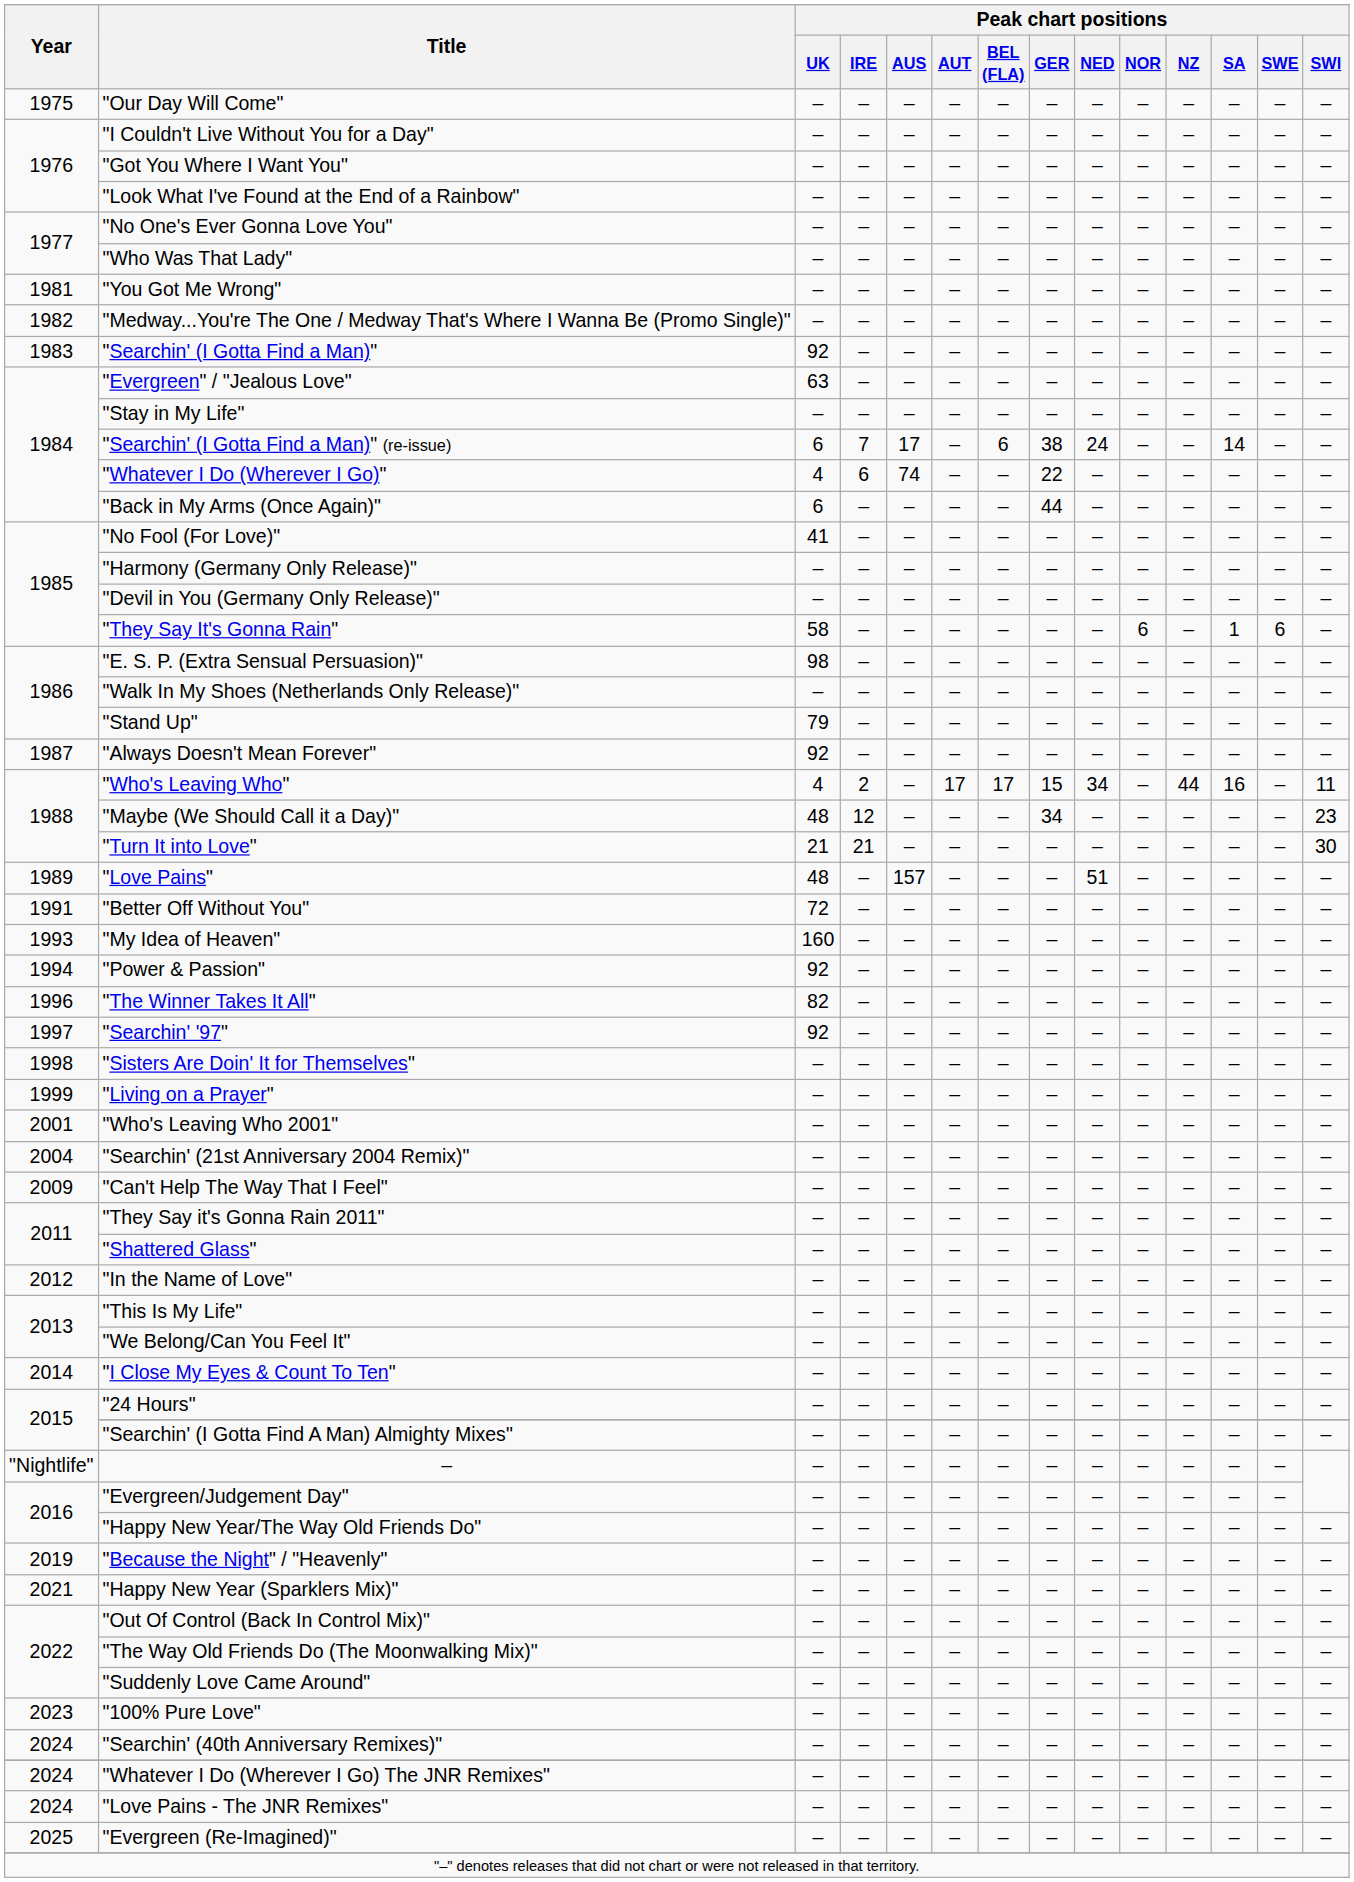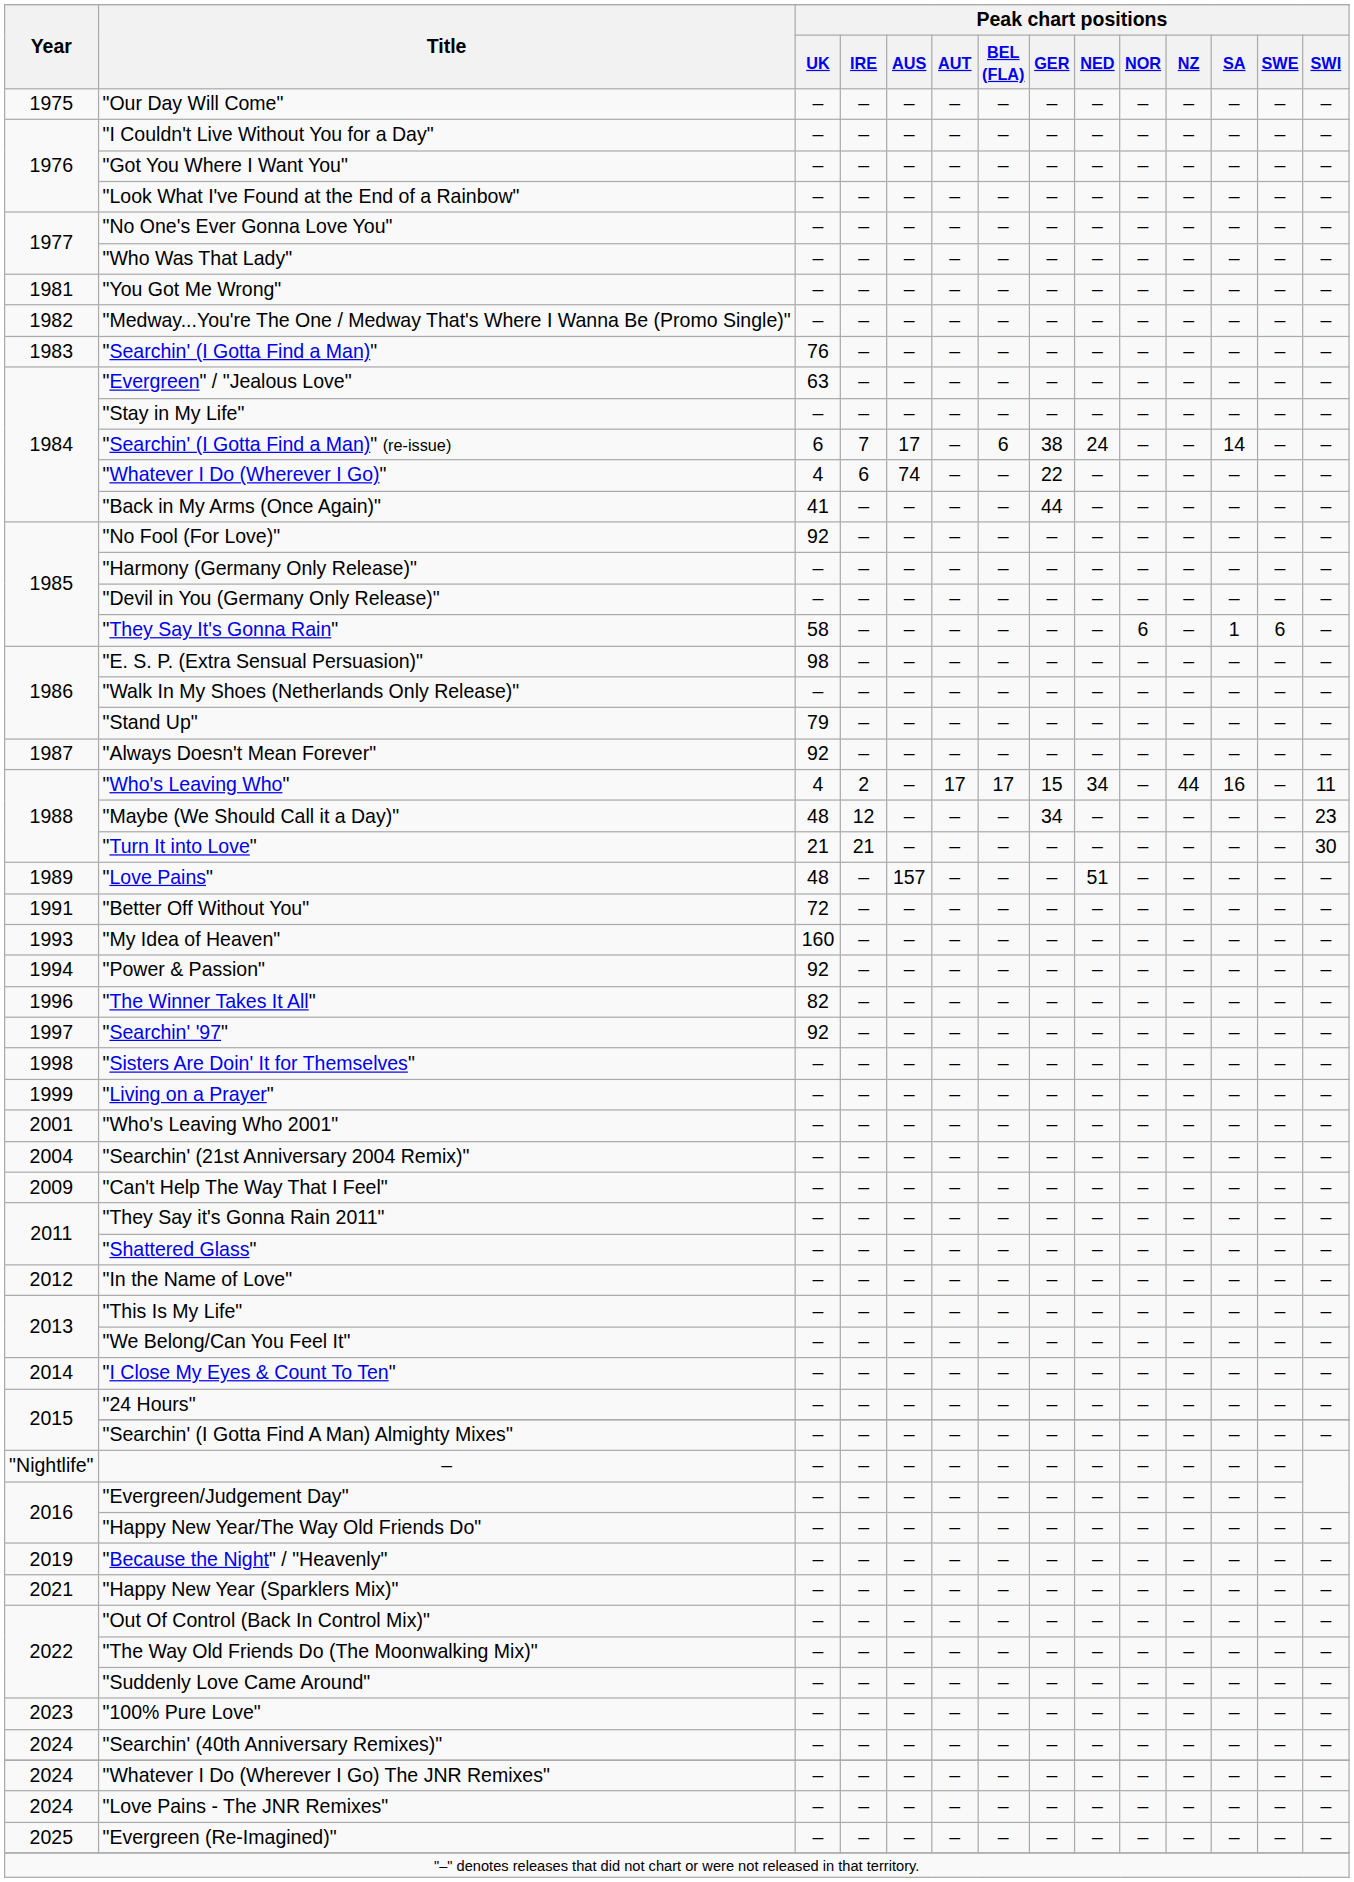(818, 351) 92 -> (818, 351) 76
(818, 506) 6 -> (818, 506) 41
(818, 537) 41 -> (818, 537) 92
